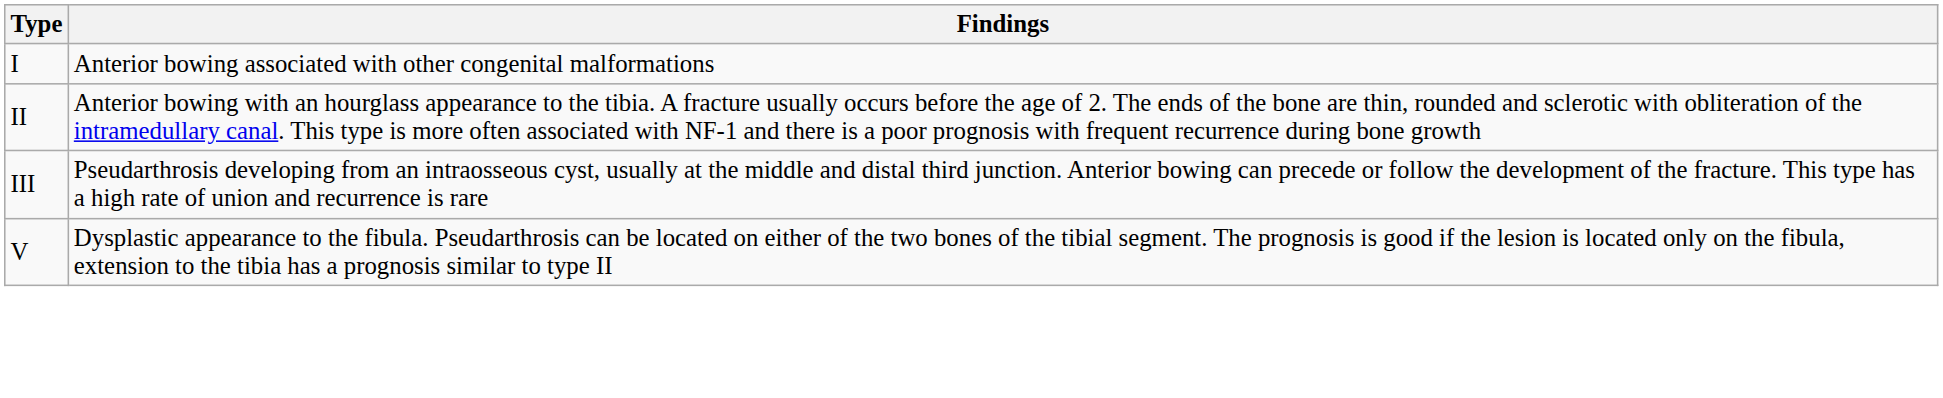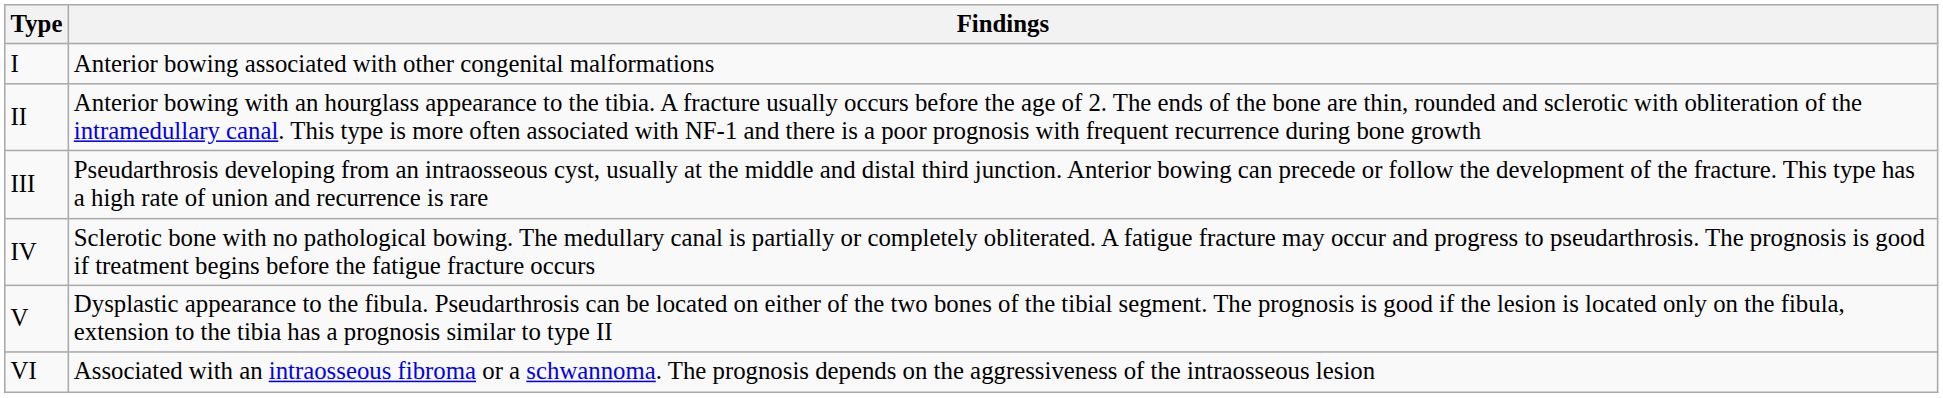+ row: (24, 251)
+ row: (24, 371)
